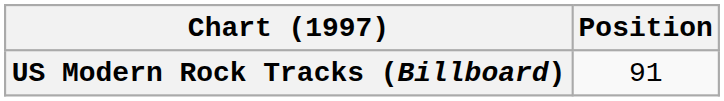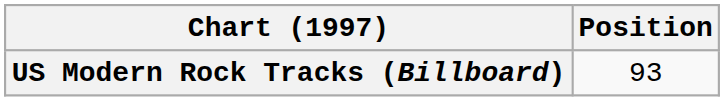(646, 73) 91 -> (646, 73) 93
